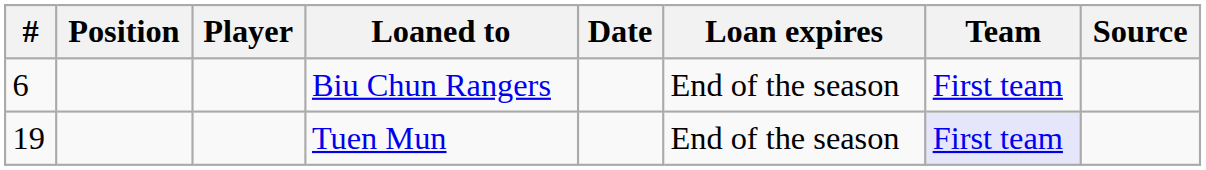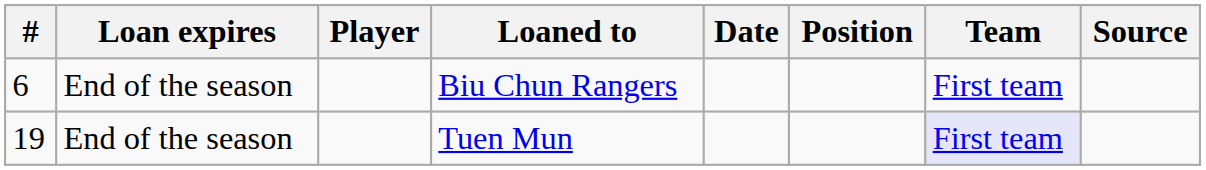columns swapped: (124, 31) <-> (794, 31)
